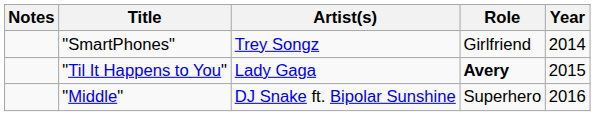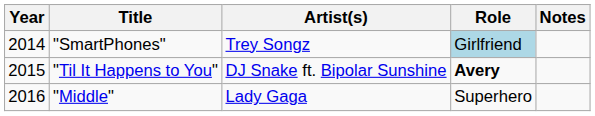columns swapped: (567, 17) <-> (31, 17)
(497, 44) no background -> (488, 44) lightblue background
(275, 70) Lady Gaga -> (336, 70) DJ Snake ft. Bipolar Sunshine
(345, 96) DJ Snake ft. Bipolar Sunshine -> (266, 96) Lady Gaga
